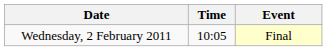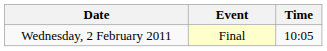columns swapped: (212, 14) <-> (279, 14)
